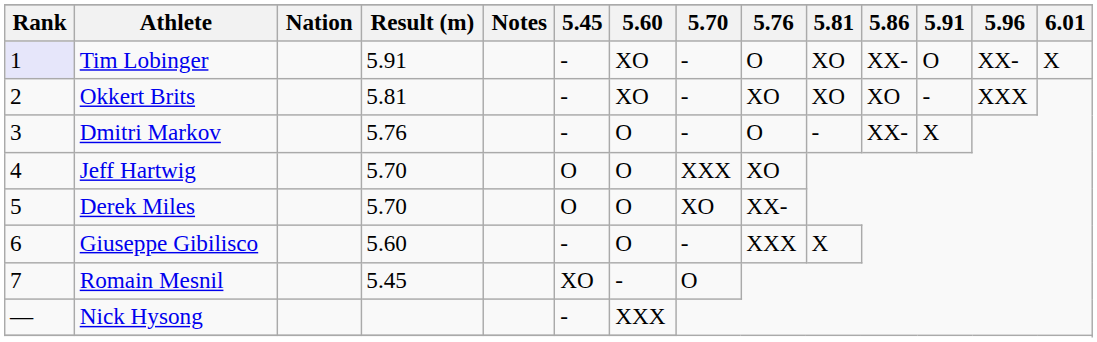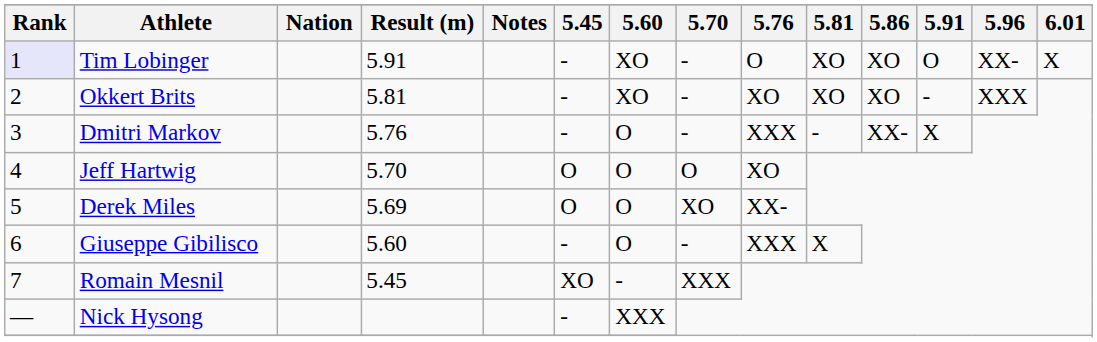(887, 59) XX- -> (883, 59) XO
(755, 133) O -> (771, 133) XXX
(706, 170) XXX -> (689, 170) O
(387, 206) 5.70 -> (387, 206) 5.69
(689, 280) O -> (706, 280) XXX
